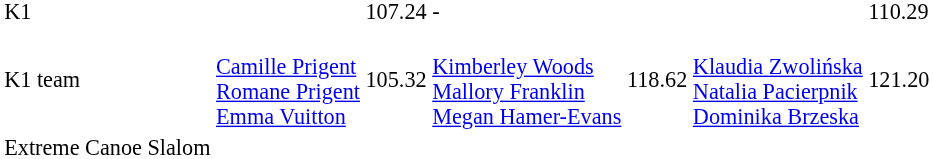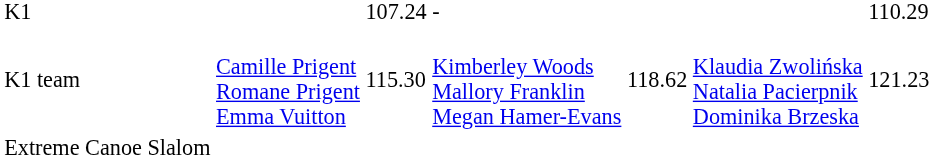(396, 79) 105.32 -> (396, 79) 115.30
(899, 79) 121.20 -> (899, 79) 121.23
